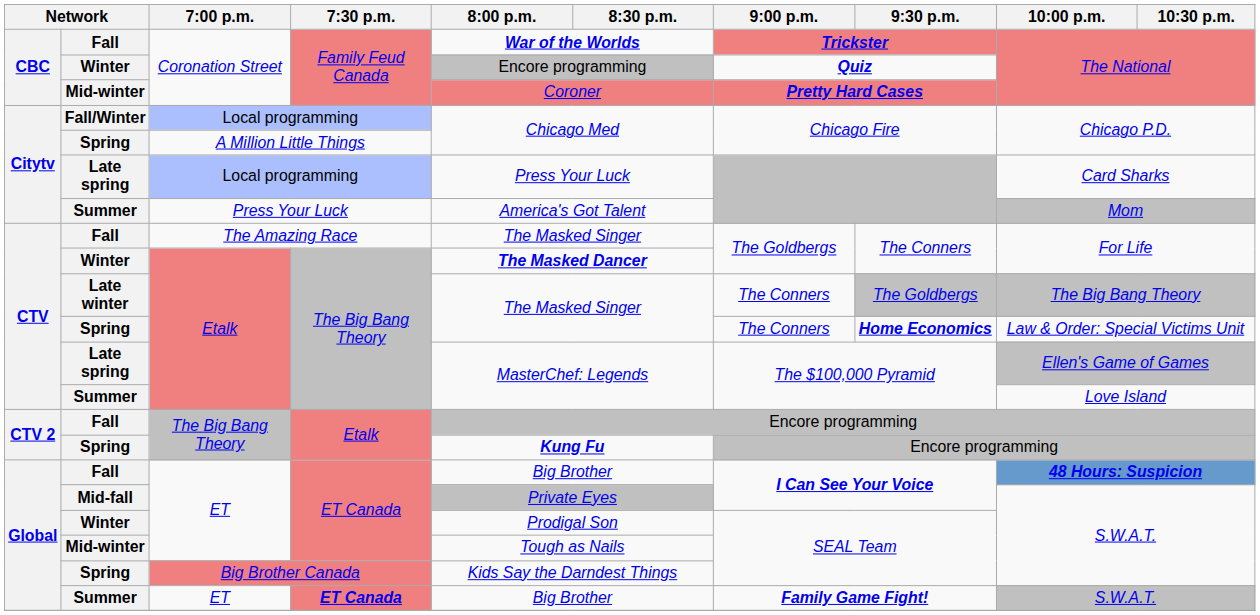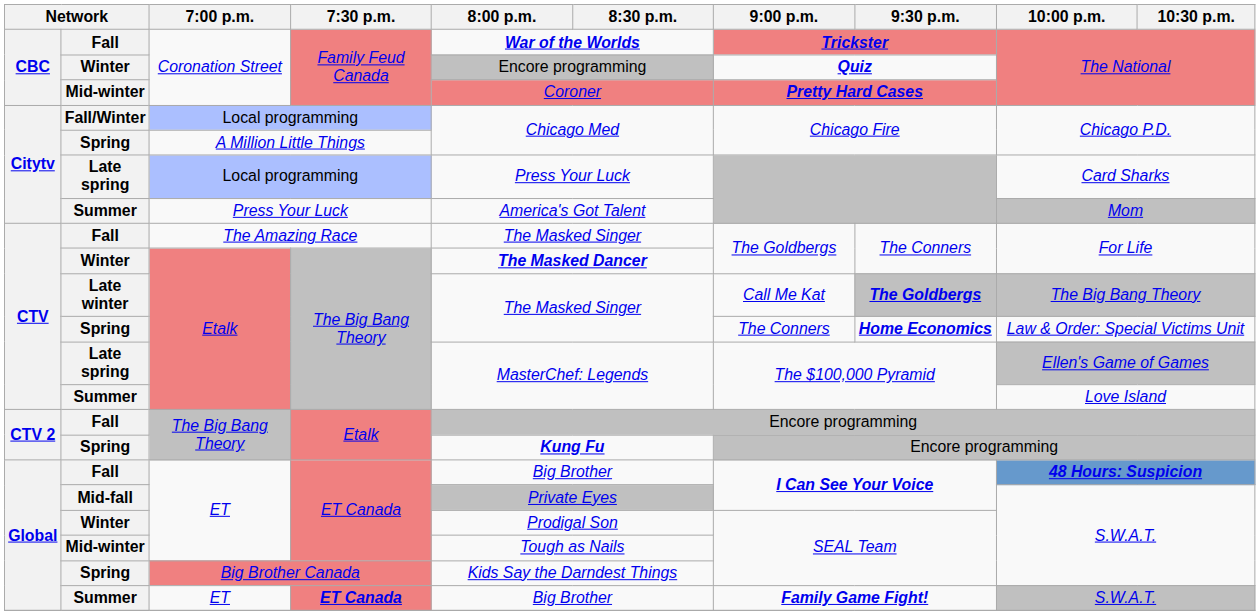(784, 295) The Conners -> (784, 295) Call Me Kat
(925, 295) normal -> (925, 295) bold
